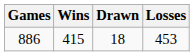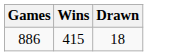- column: (166, 16)
